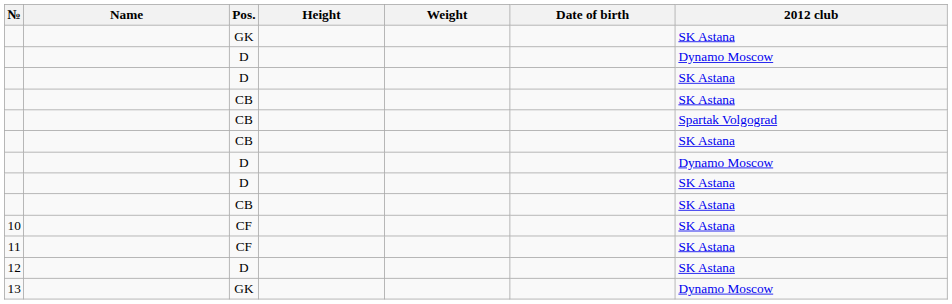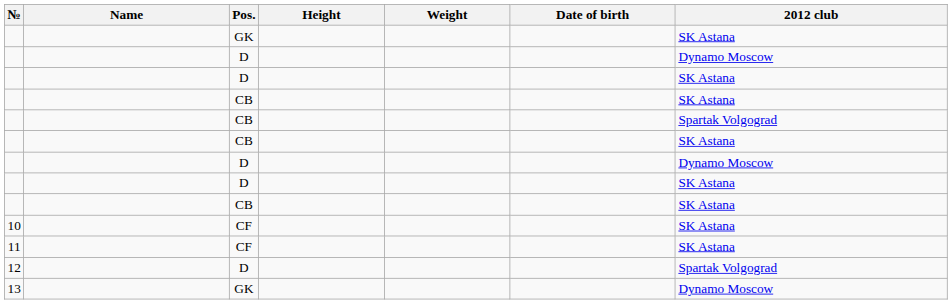(707, 267) SK Astana -> (728, 267) Spartak Volgograd
